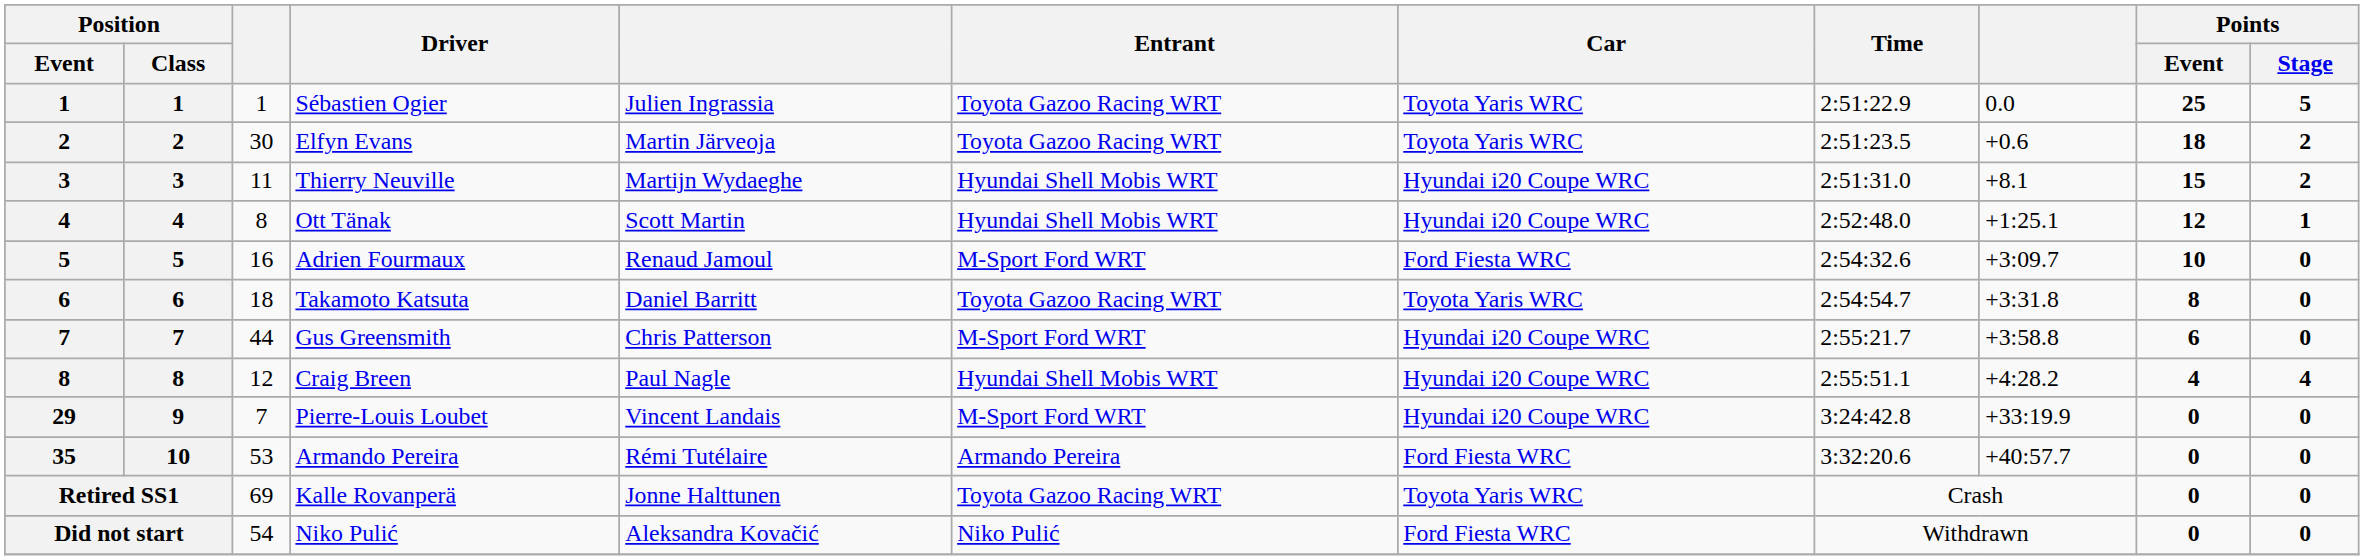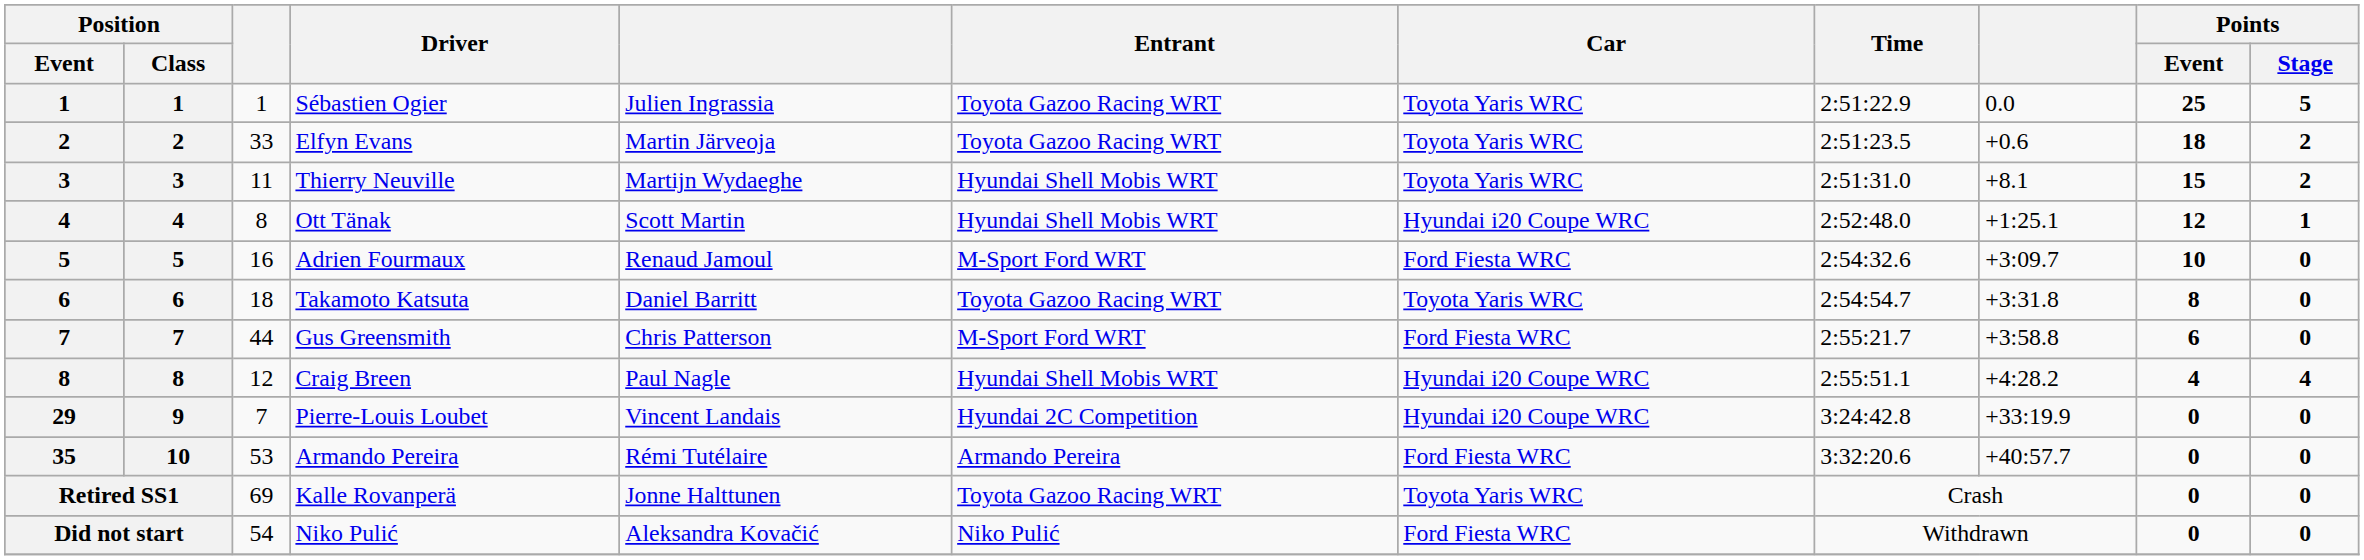(261, 141) 30 -> (261, 141) 33
(1526, 180) Hyundai i20 Coupe WRC -> (1493, 180) Toyota Yaris WRC
(1526, 337) Hyundai i20 Coupe WRC -> (1487, 337) Ford Fiesta WRC
(1051, 416) M-Sport Ford WRT -> (1077, 416) Hyundai 2C Competition
